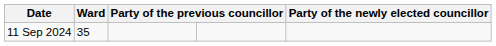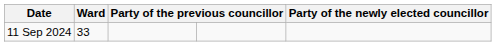(83, 31) 35 -> (83, 31) 33
